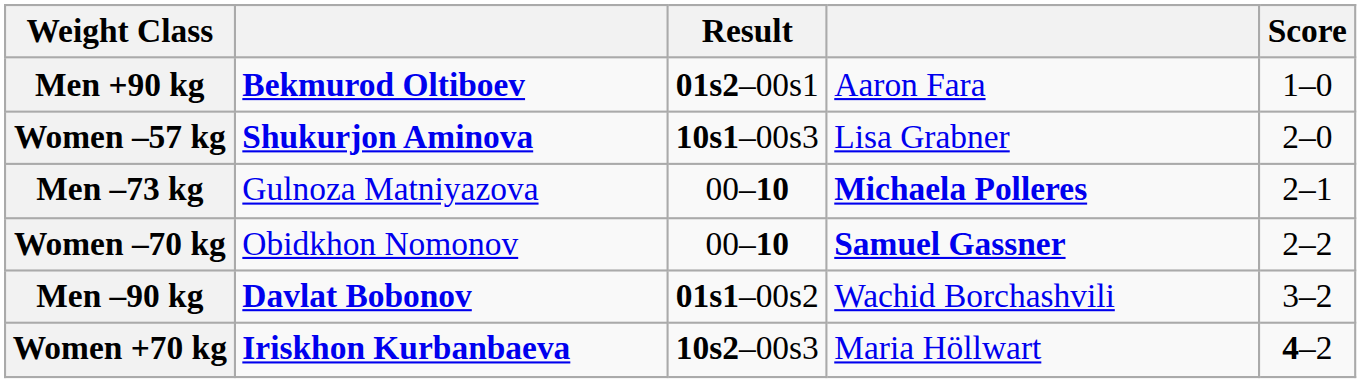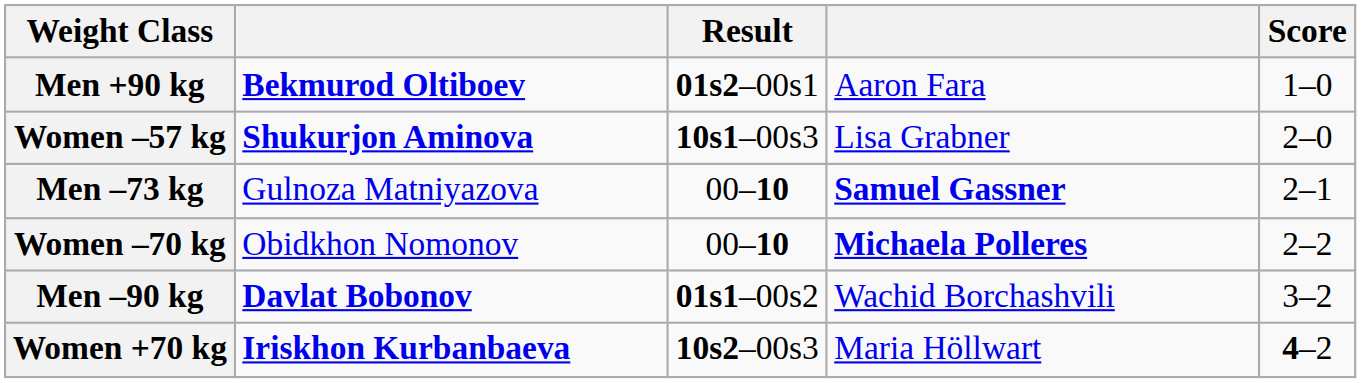(961, 190) Michaela Polleres -> (950, 190) Samuel Gassner
(950, 243) Samuel Gassner -> (961, 243) Michaela Polleres
